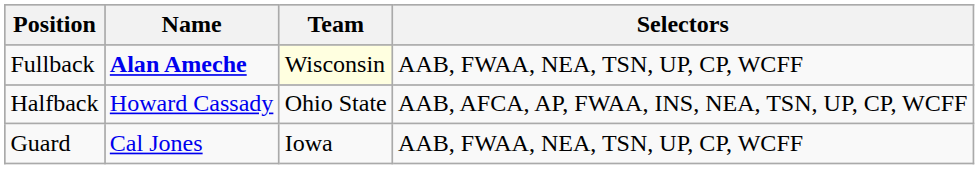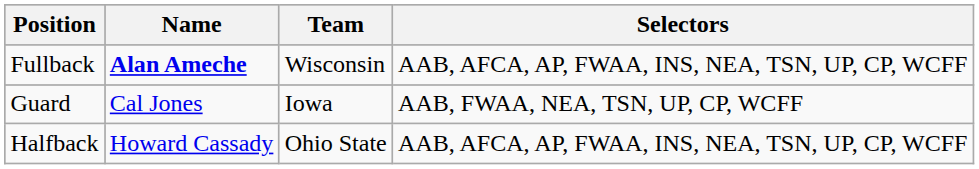(335, 64) lightyellow background -> (335, 64) no background
(601, 64) AAB, FWAA, NEA, TSN, UP, CP, WCFF -> (683, 64) AAB, AFCA, AP, FWAA, INS, NEA, TSN, UP, CP, WCFF
rows swapped: (55, 104) <-> (41, 143)
